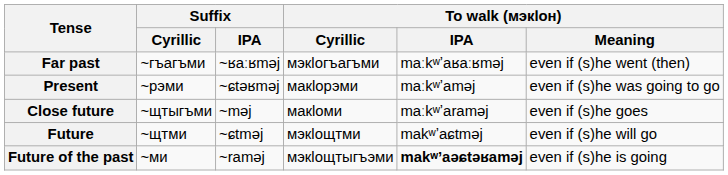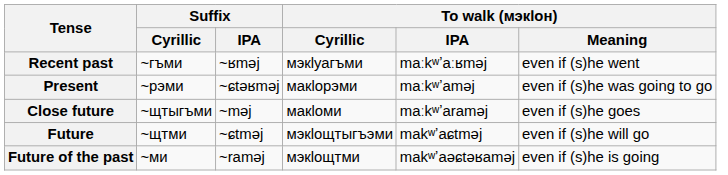- row: (71, 63)
+ row: (71, 63)
(324, 134) мэкӏощтми -> (340, 134) мэкӏощтыгъэми
(340, 157) мэкӏощтыгъэми -> (323, 157) мэкӏощтми
(462, 157) bold -> (457, 157) normal
